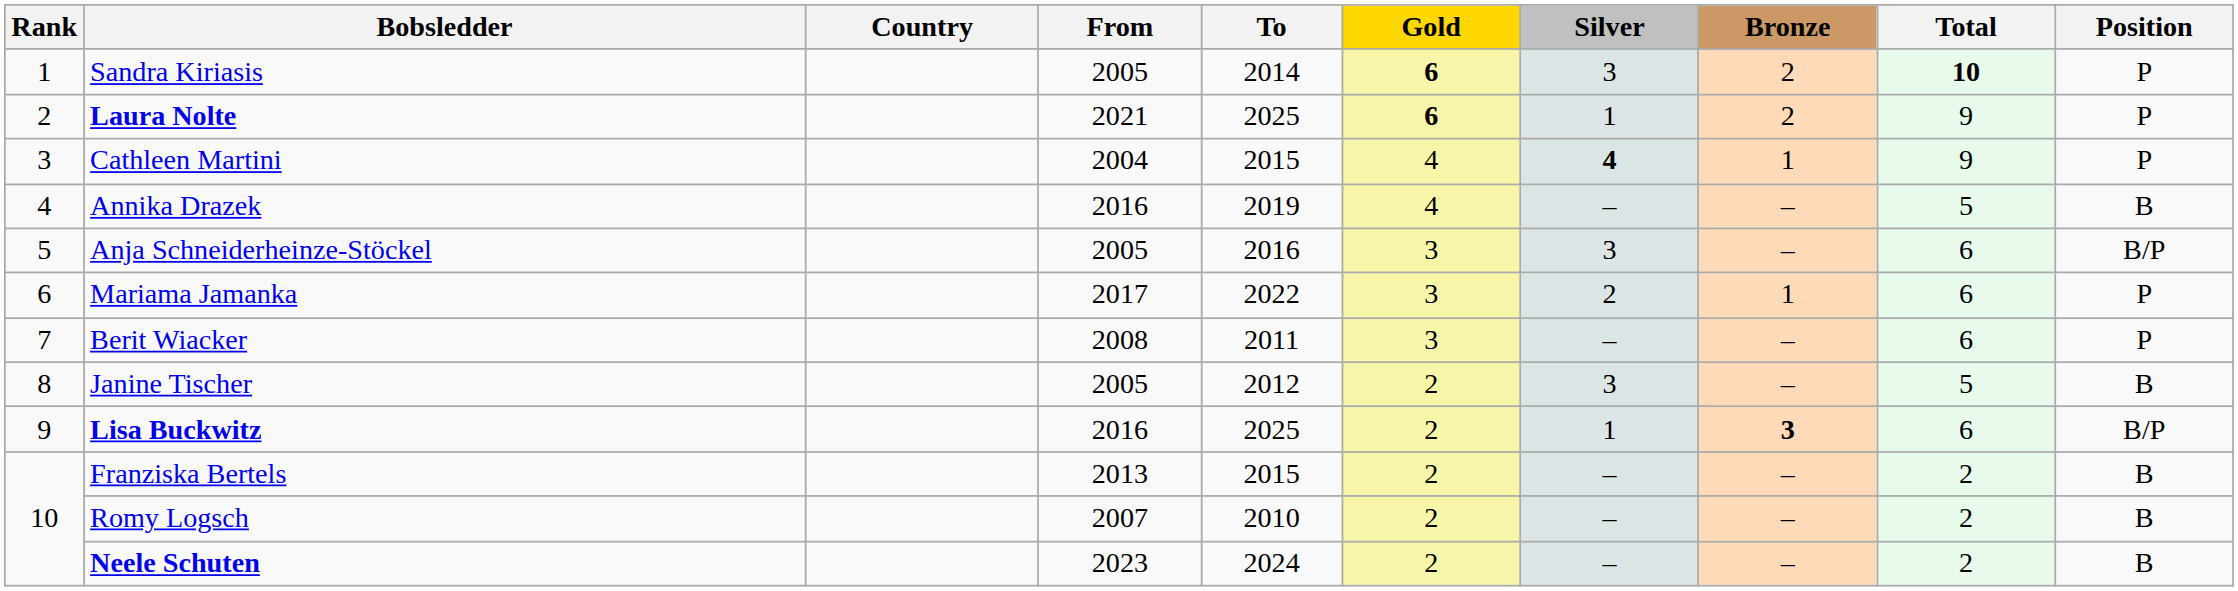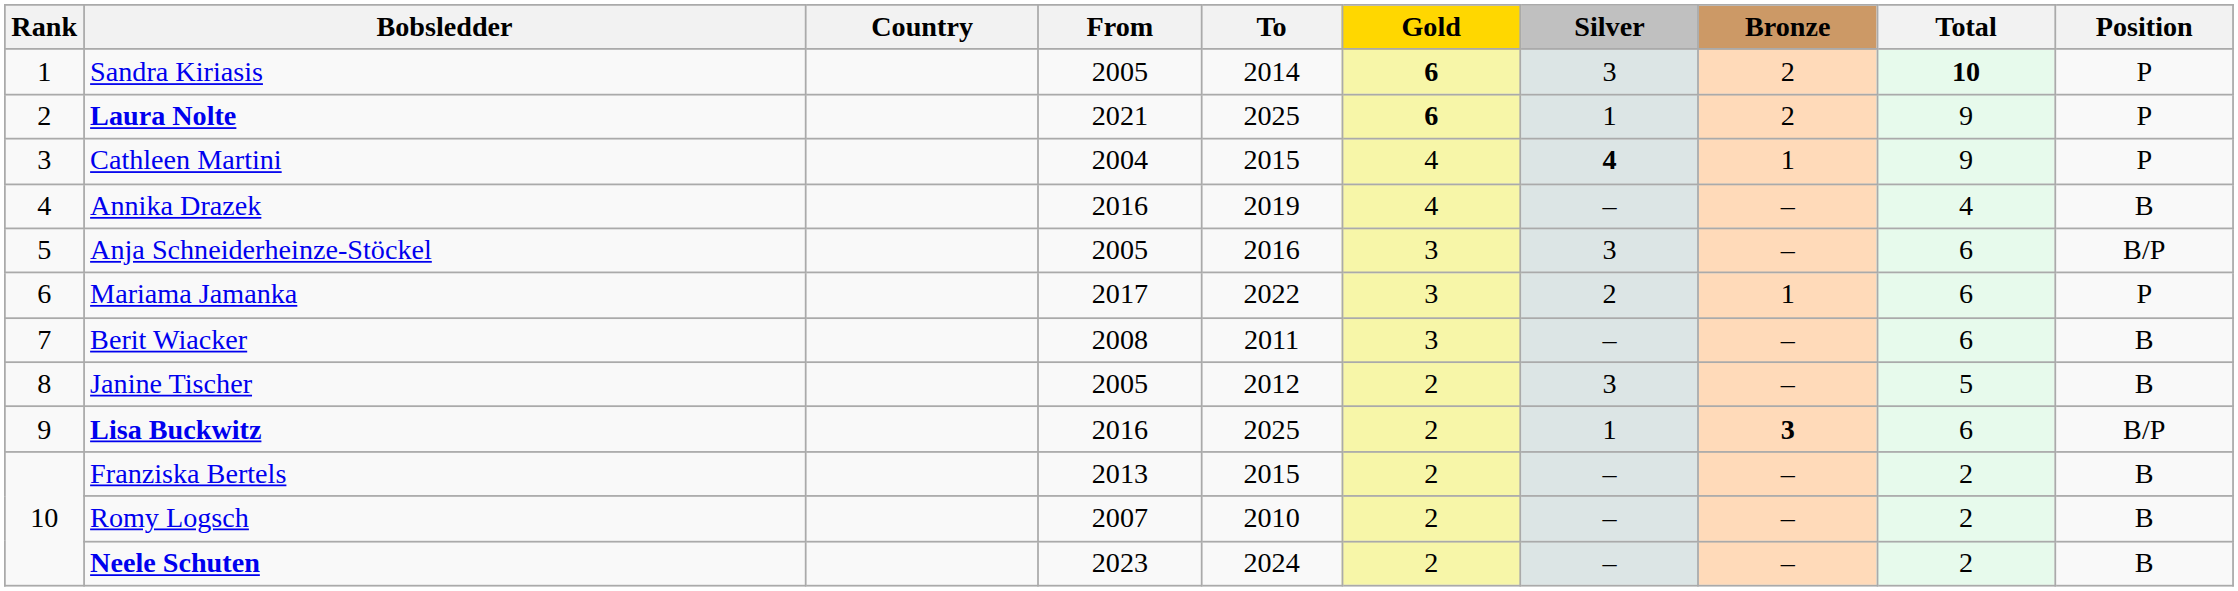(1966, 205) 5 -> (1966, 205) 4
(2144, 339) P -> (2144, 339) B
